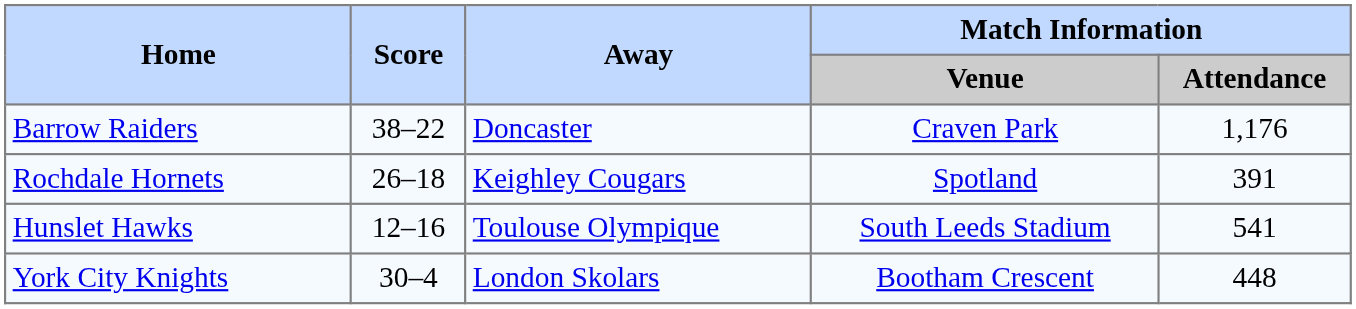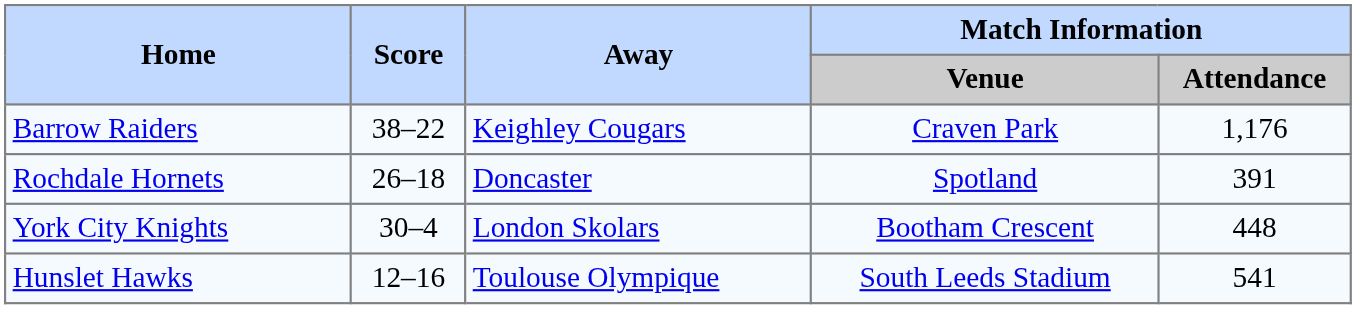(532, 128) Doncaster -> (579, 128) Keighley Cougars
(579, 178) Keighley Cougars -> (532, 178) Doncaster
rows swapped: (103, 228) <-> (120, 277)
